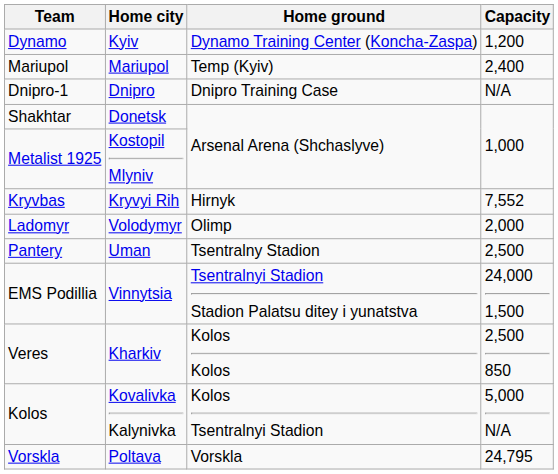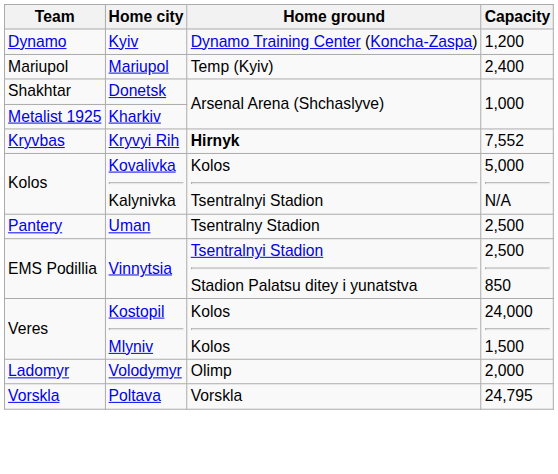- row: (38, 91)
(146, 158) Kostopil Mlyniv -> (135, 116) Kharkiv
(213, 201) normal -> (215, 141) bold
rows swapped: (28, 413) <-> (39, 226)
(517, 293) 24,000 1,500 -> (517, 268) 2,500 850
(135, 353) Kharkiv -> (146, 328) Kostopil Mlyniv
(517, 353) 2,500 850 -> (517, 328) 24,000 1,500
